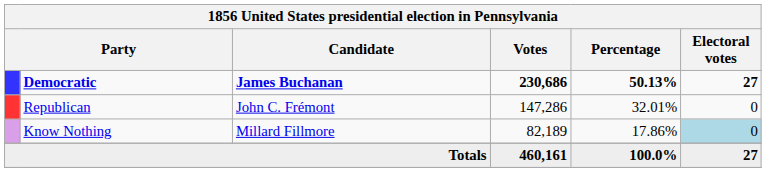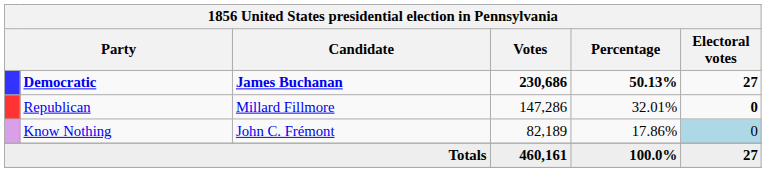(285, 107) John C. Frémont -> (285, 107) Millard Fillmore
(754, 107) normal -> (754, 107) bold
(285, 131) Millard Fillmore -> (285, 131) John C. Frémont
